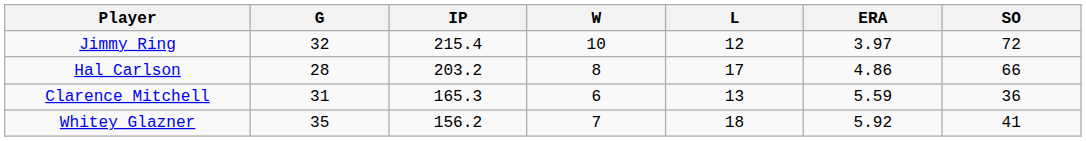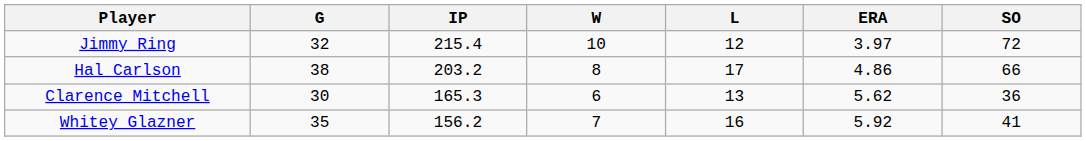(320, 70) 28 -> (320, 70) 38
(320, 97) 31 -> (320, 97) 30
(873, 97) 5.59 -> (873, 97) 5.62
(735, 123) 18 -> (735, 123) 16
